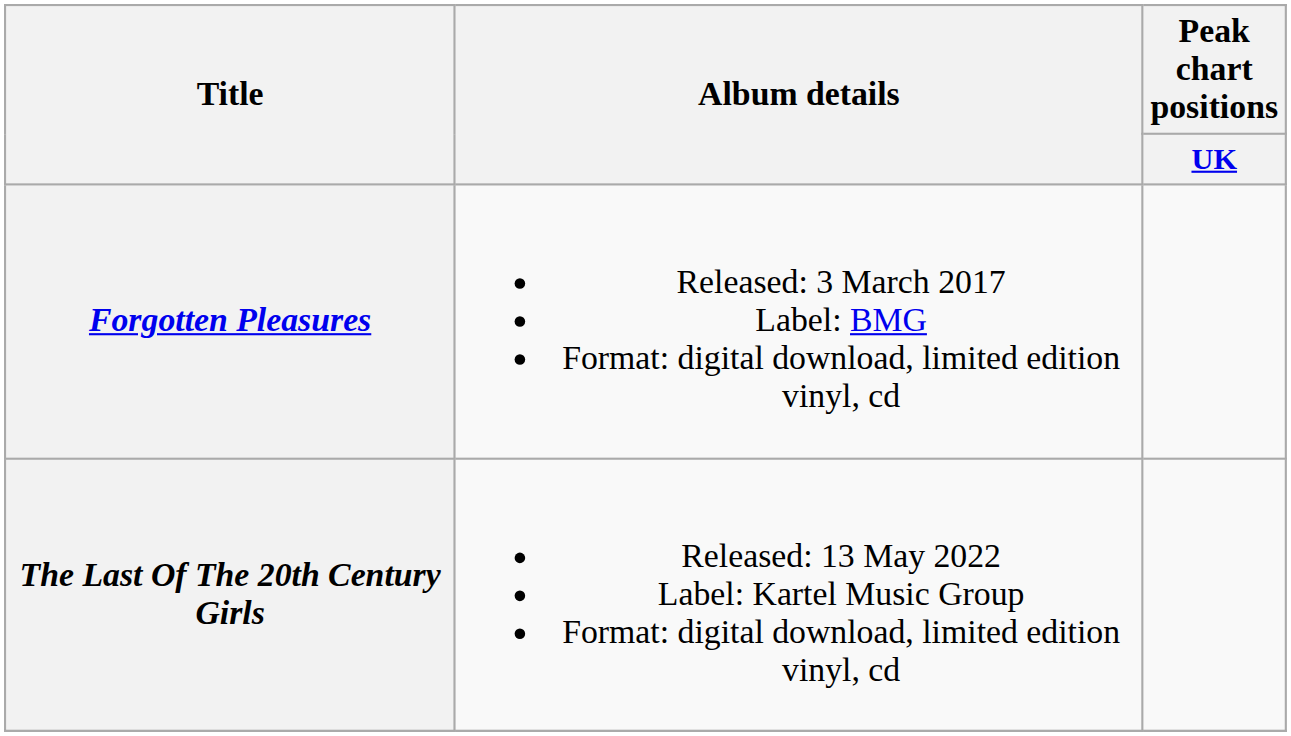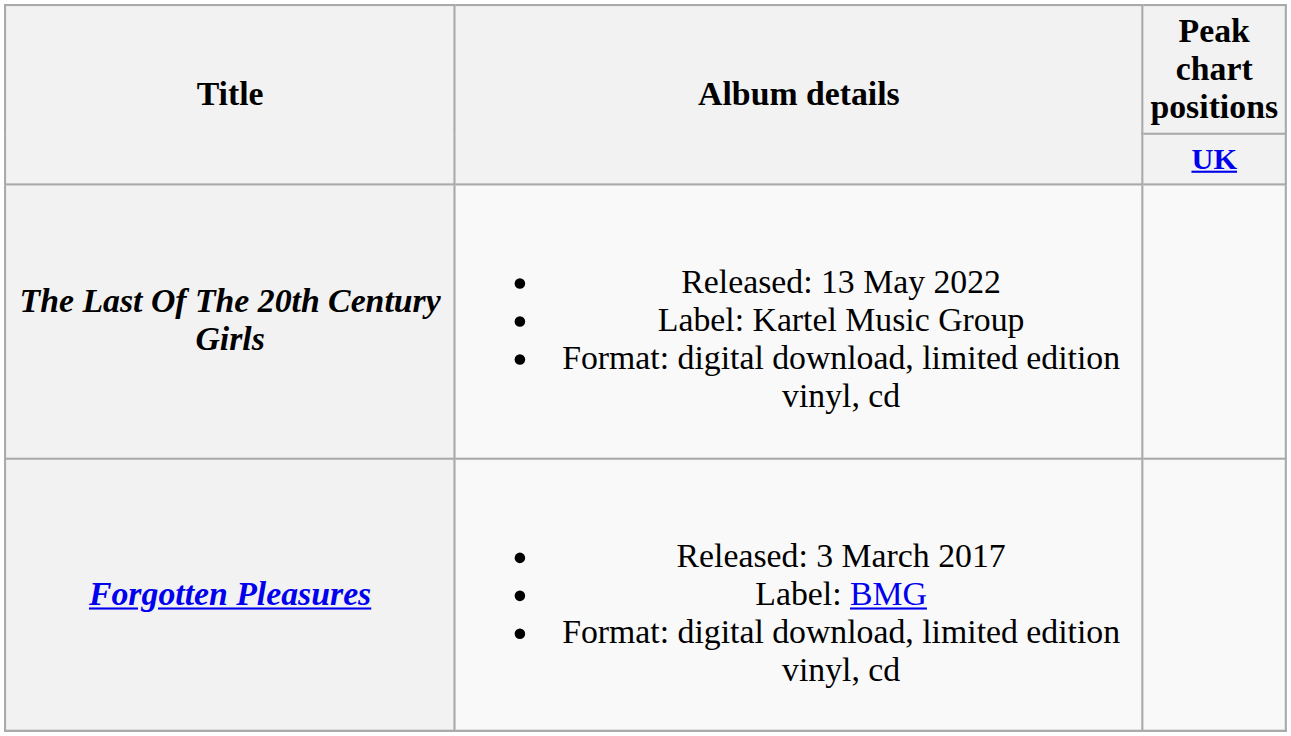rows swapped: (230, 320) <-> (230, 593)
